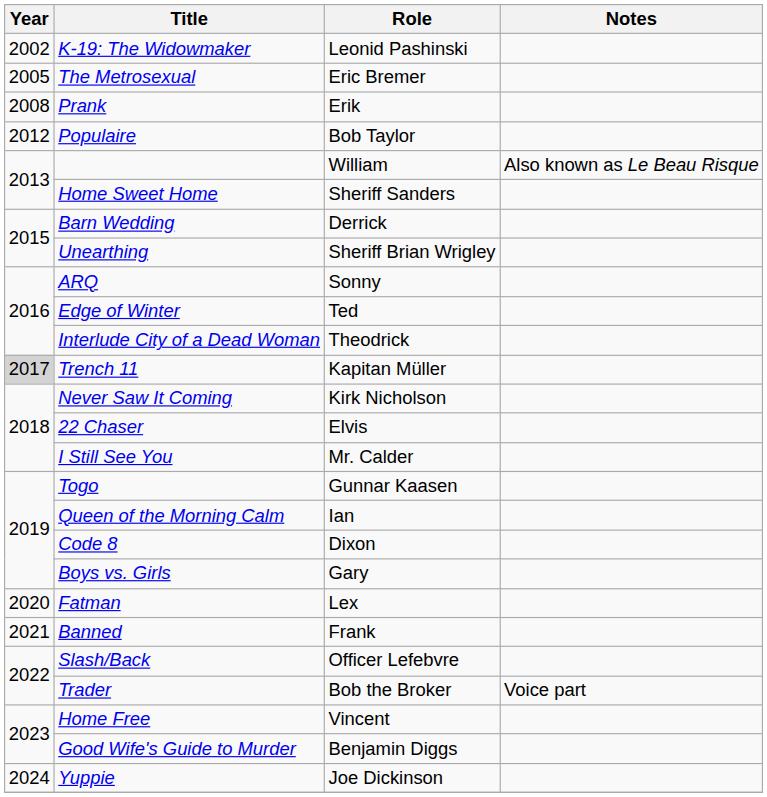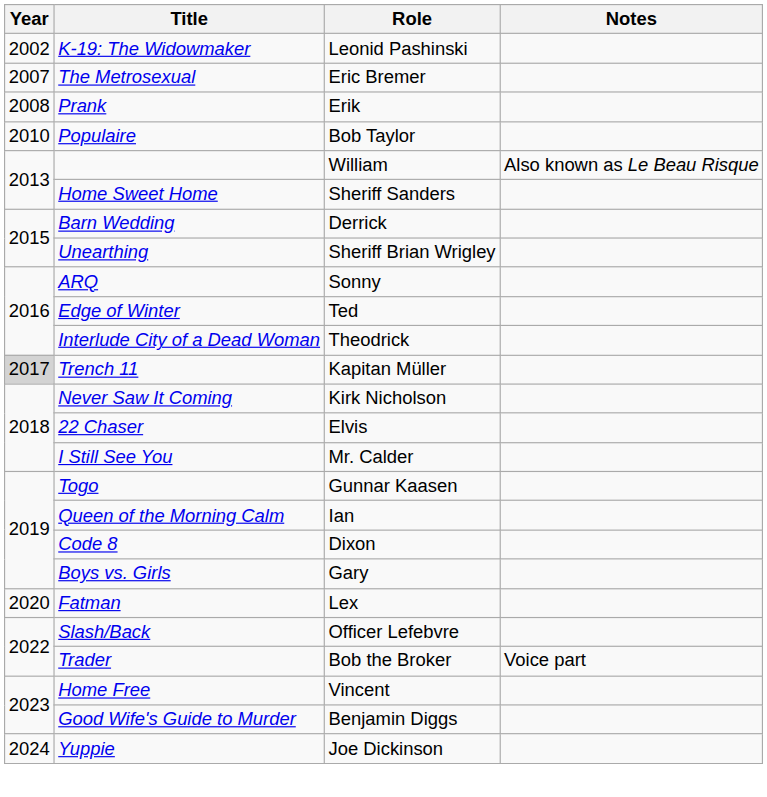(29, 77) 2005 -> (29, 77) 2007
(29, 135) 2012 -> (29, 135) 2010
- row: (90, 631)
